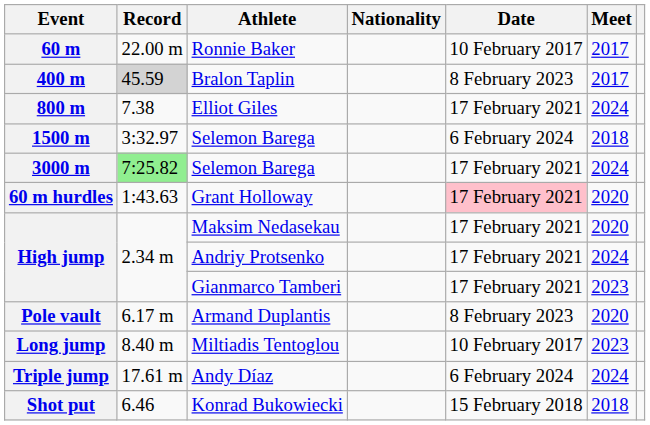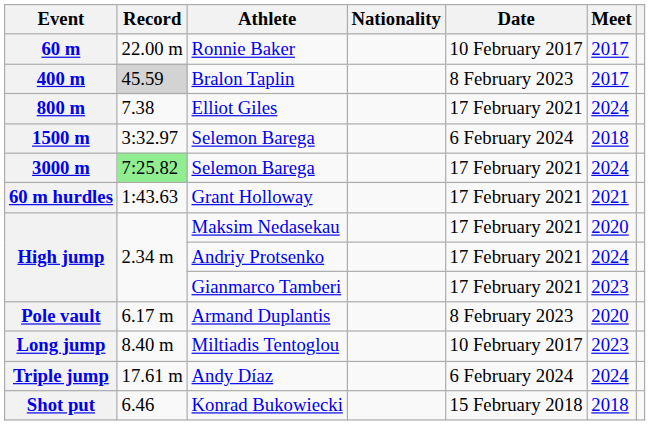(516, 197) pink background -> (516, 197) no background
(610, 197) 2020 -> (610, 197) 2021
